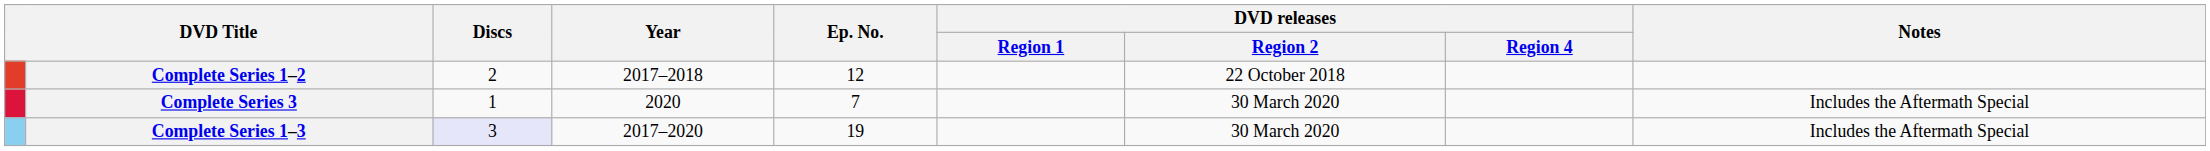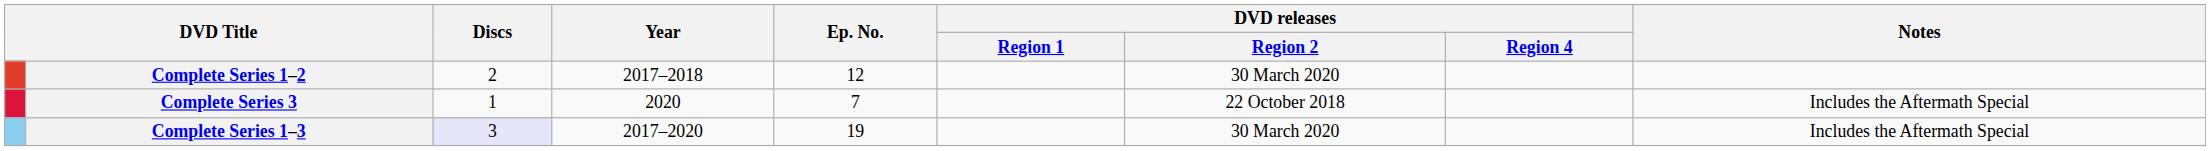(1285, 74) 22 October 2018 -> (1285, 74) 30 March 2020
(1285, 103) 30 March 2020 -> (1285, 103) 22 October 2018
